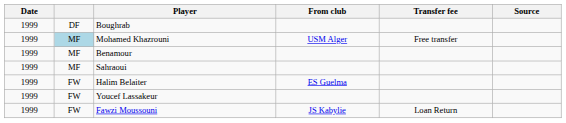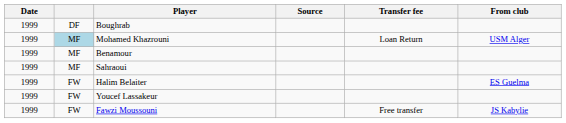columns swapped: (327, 11) <-> (527, 11)
(436, 39) Free transfer -> (401, 39) Loan Return
(436, 110) Loan Return -> (401, 110) Free transfer
